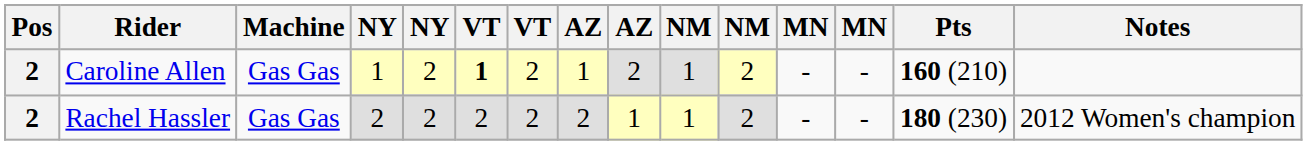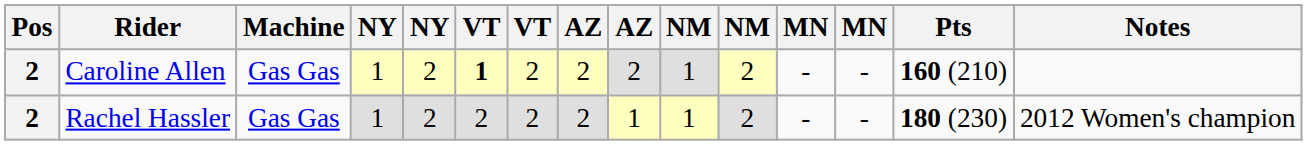(583, 71) 1 -> (583, 71) 2
(377, 116) 2 -> (377, 116) 1
